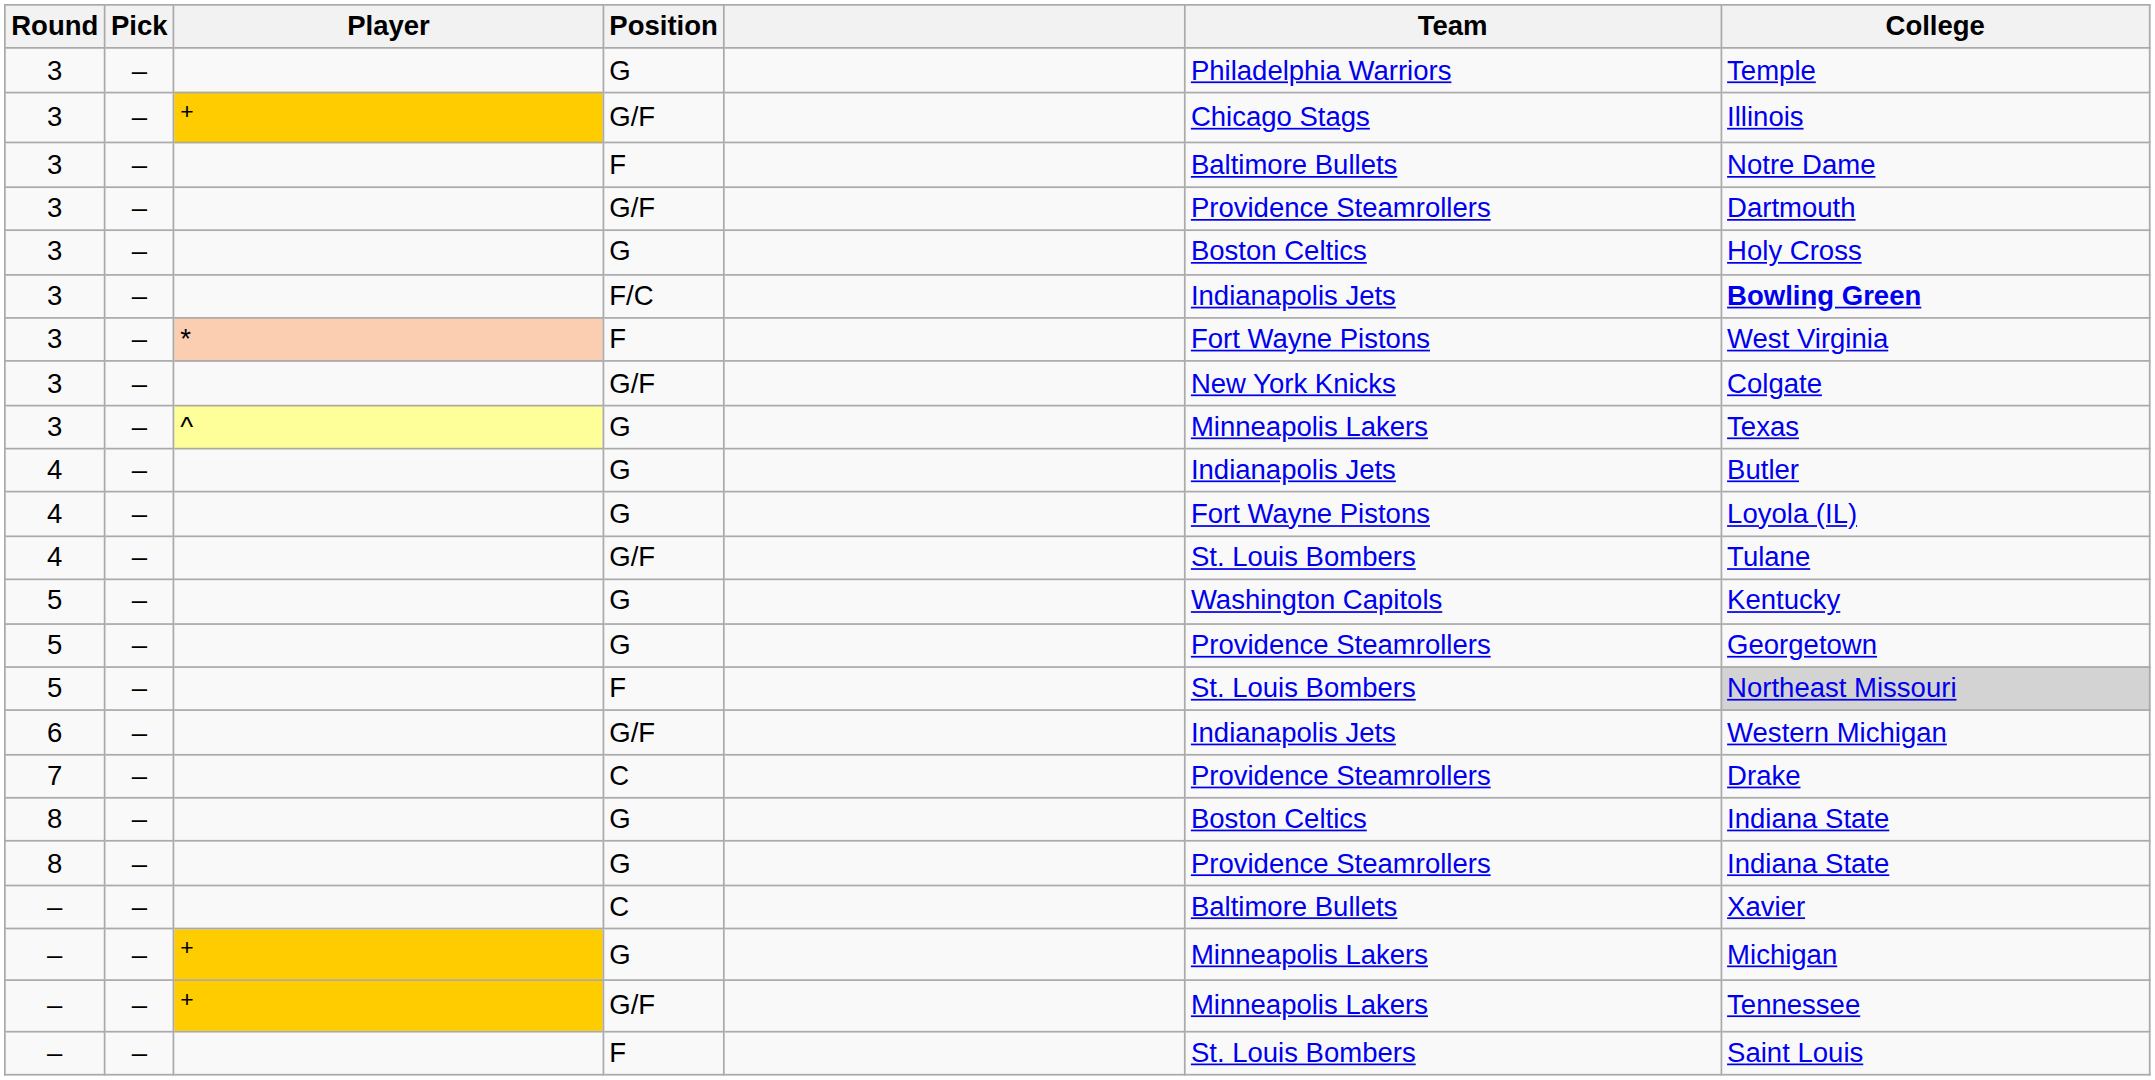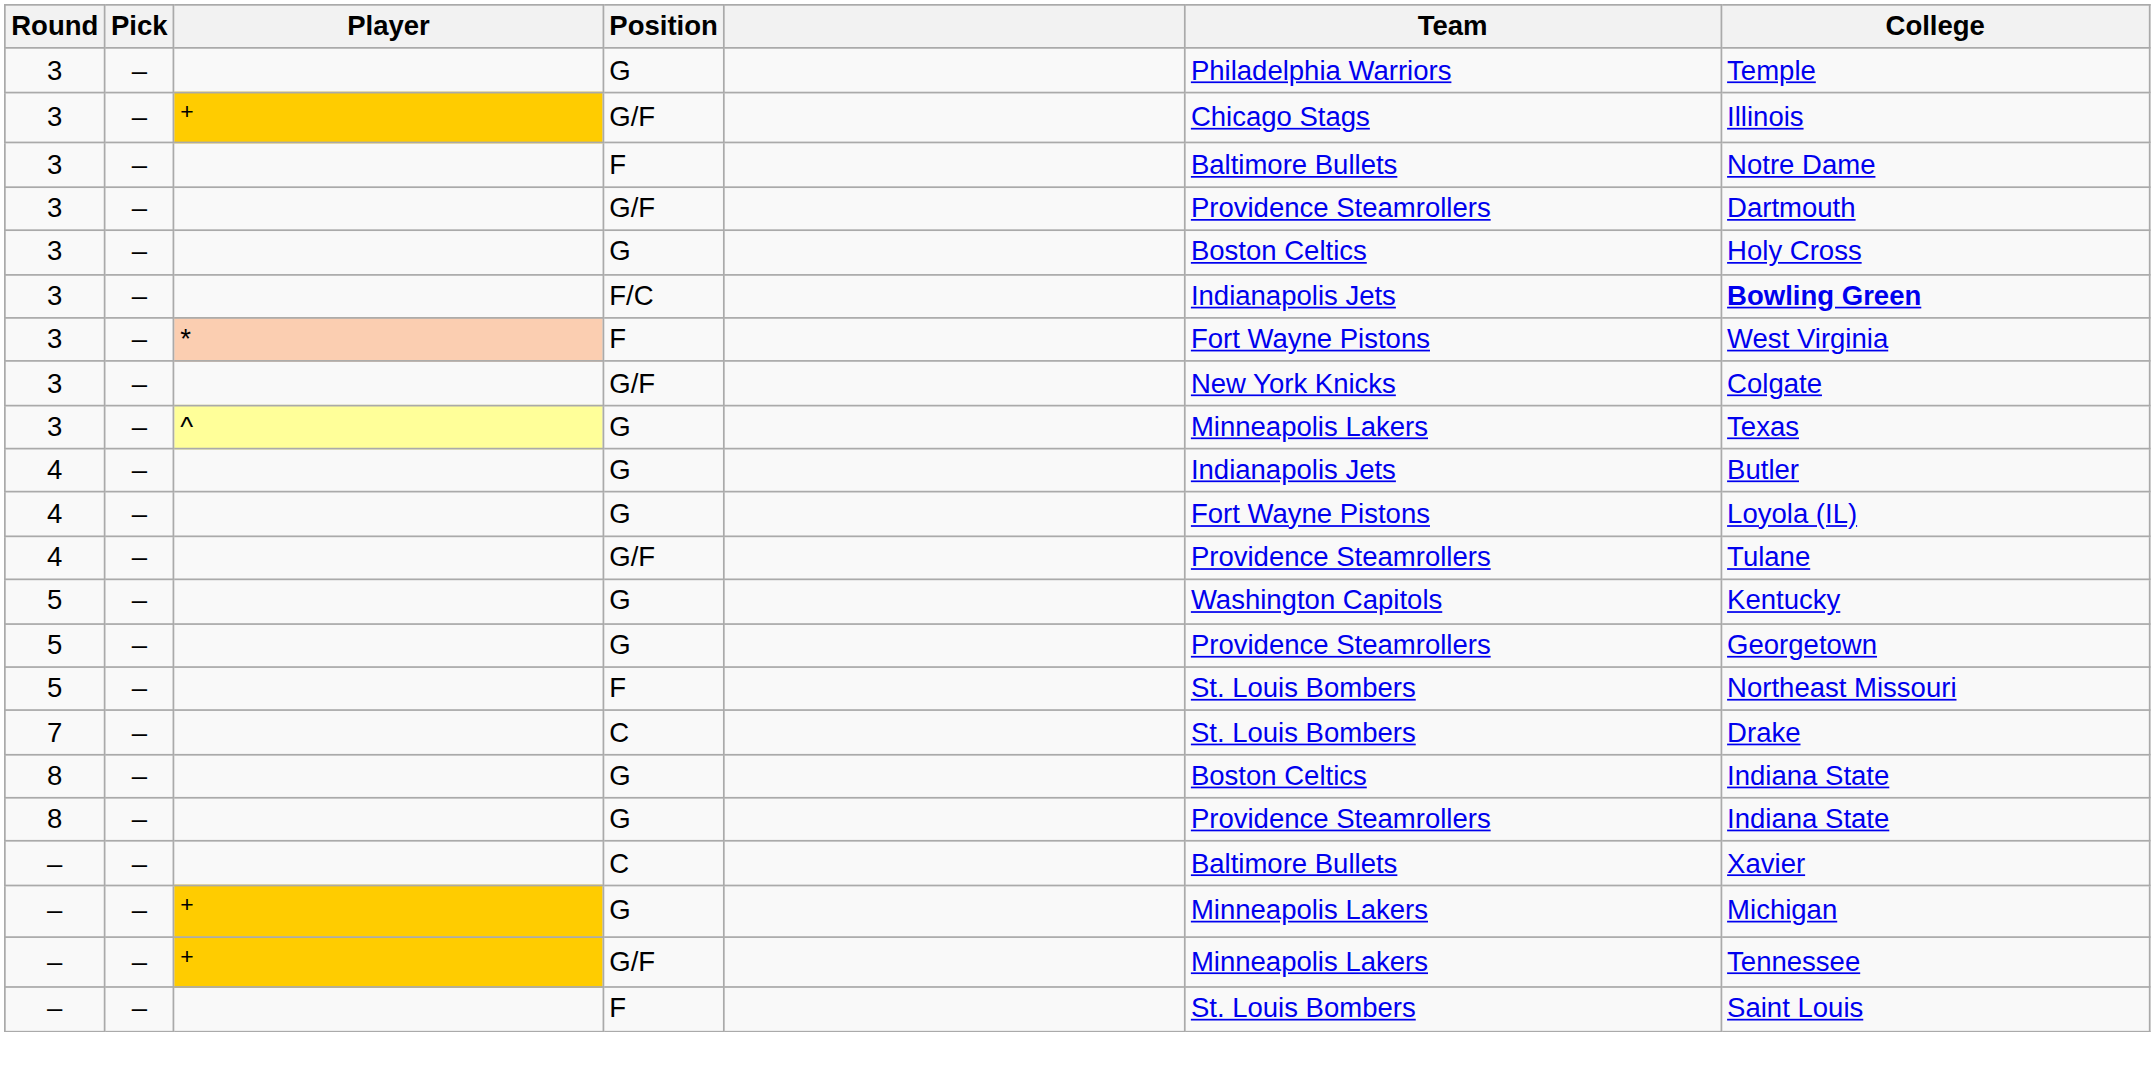(1303, 557) St. Louis Bombers -> (1341, 557) Providence Steamrollers
(1842, 688) lightgrey background -> (1842, 688) no background
- row: (55, 732)
(1341, 775) Providence Steamrollers -> (1303, 732) St. Louis Bombers
